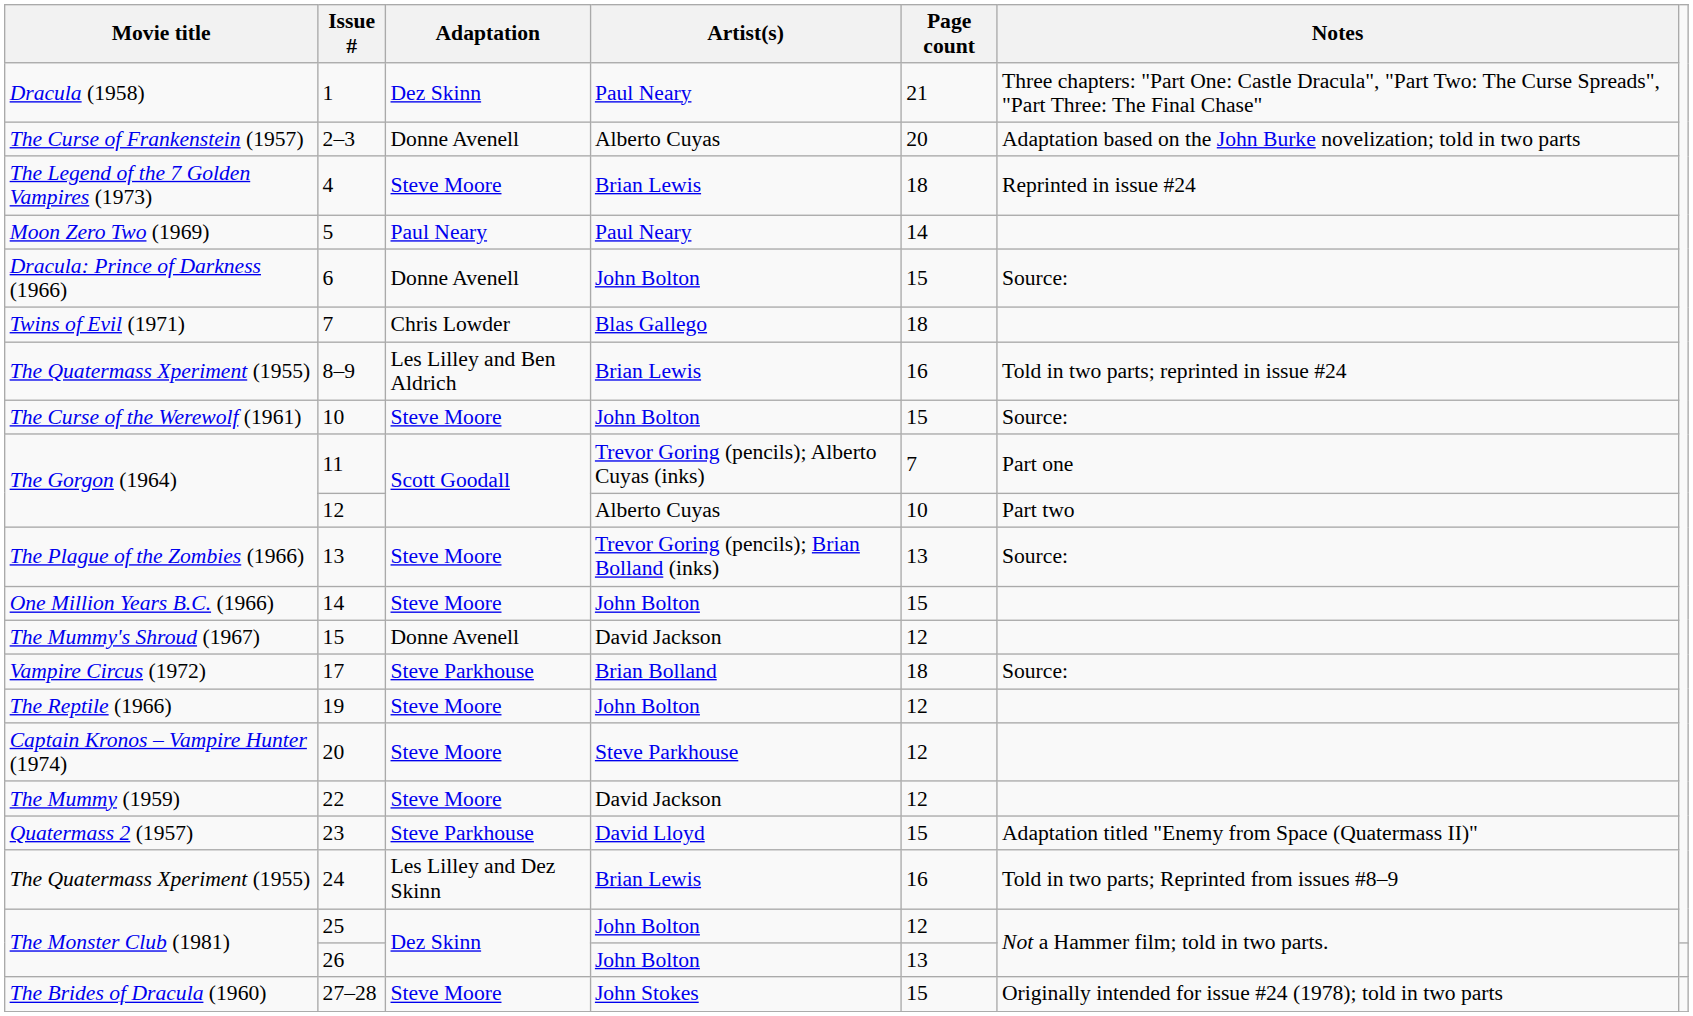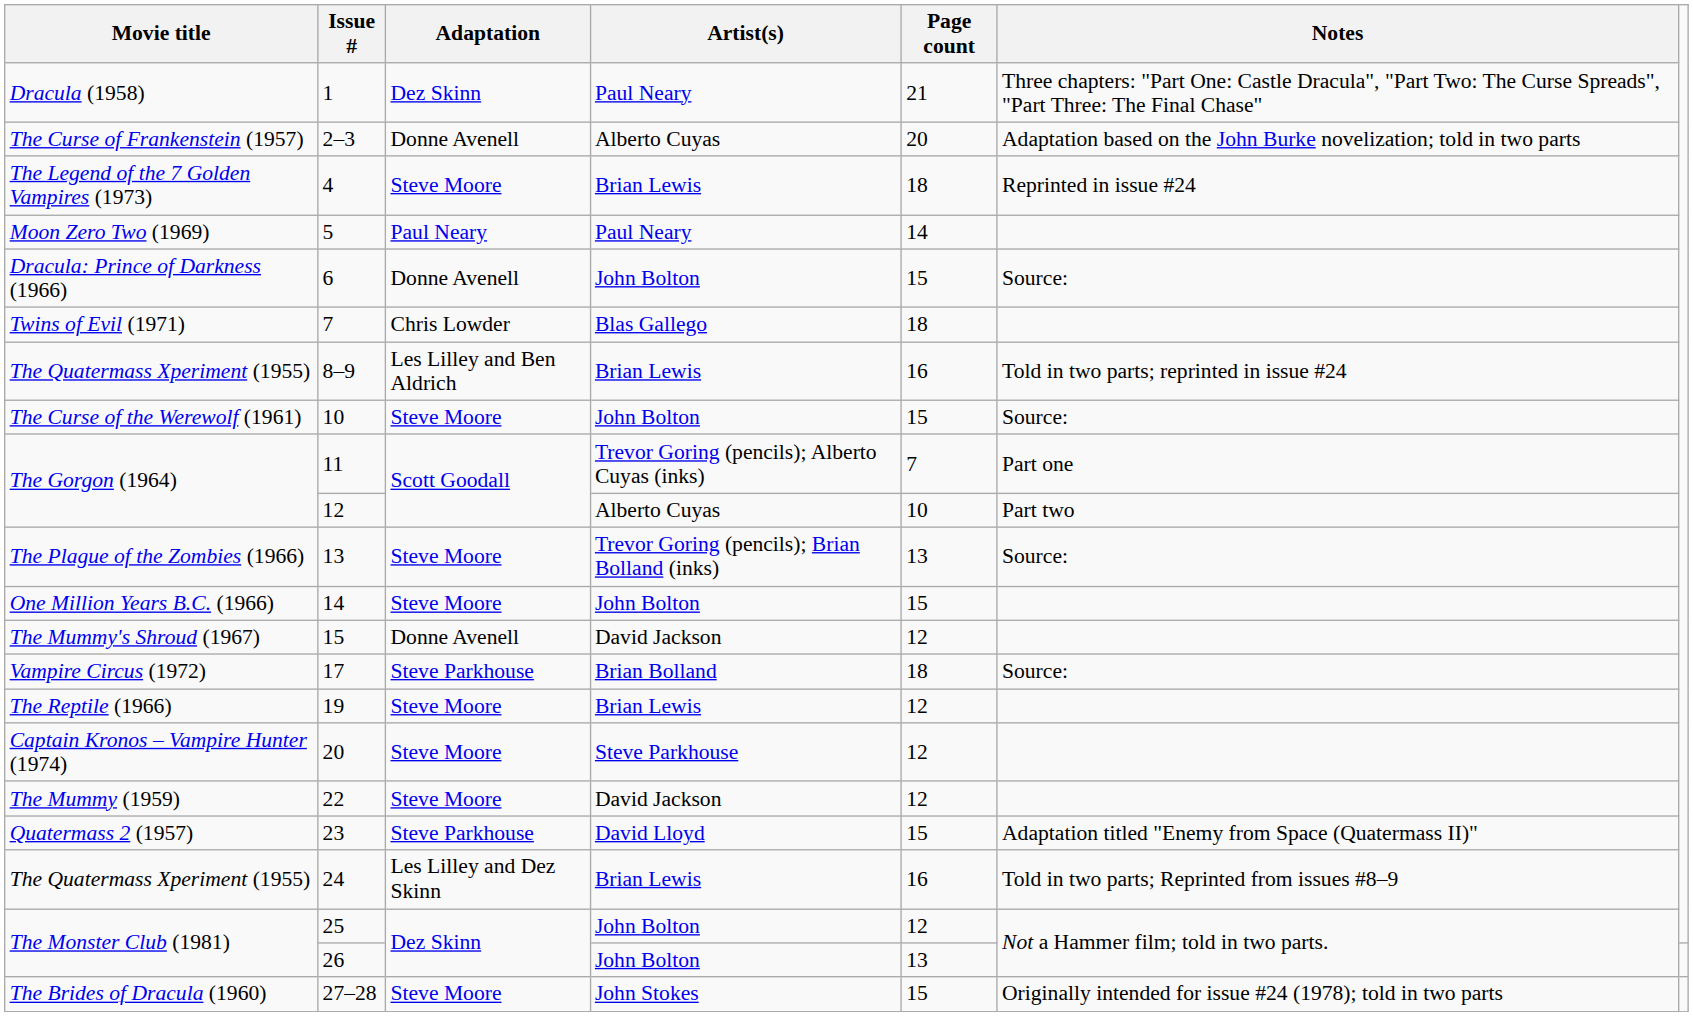(647, 705) John Bolton -> (648, 705) Brian Lewis
